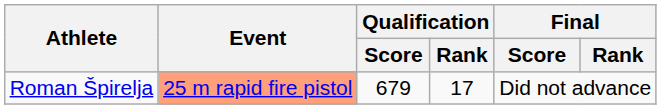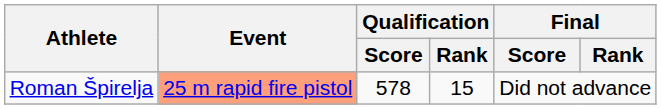(393, 88) 679 -> (393, 88) 578
(462, 88) 17 -> (462, 88) 15
